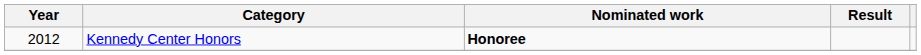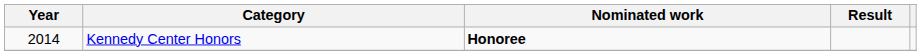(44, 38) 2012 -> (44, 38) 2014
